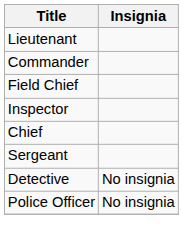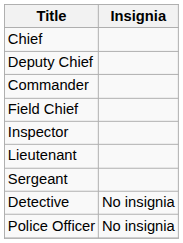rows swapped: (25, 132) <-> (42, 39)
+ row: (50, 62)
